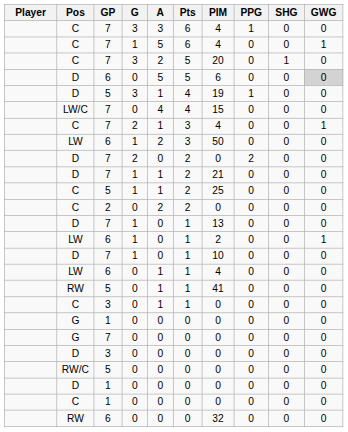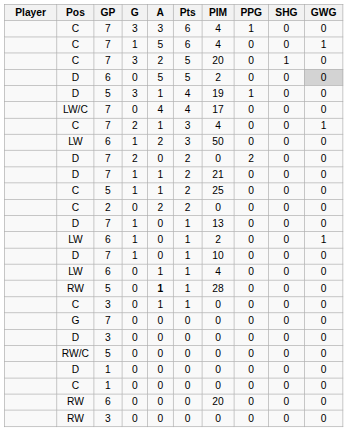(218, 77) 6 -> (218, 77) 2
(218, 110) 15 -> (218, 110) 17
(160, 288) normal -> (160, 288) bold
(218, 288) 41 -> (218, 288) 28
- row: (75, 321)
(218, 418) 32 -> (218, 402) 20
+ row: (75, 418)
